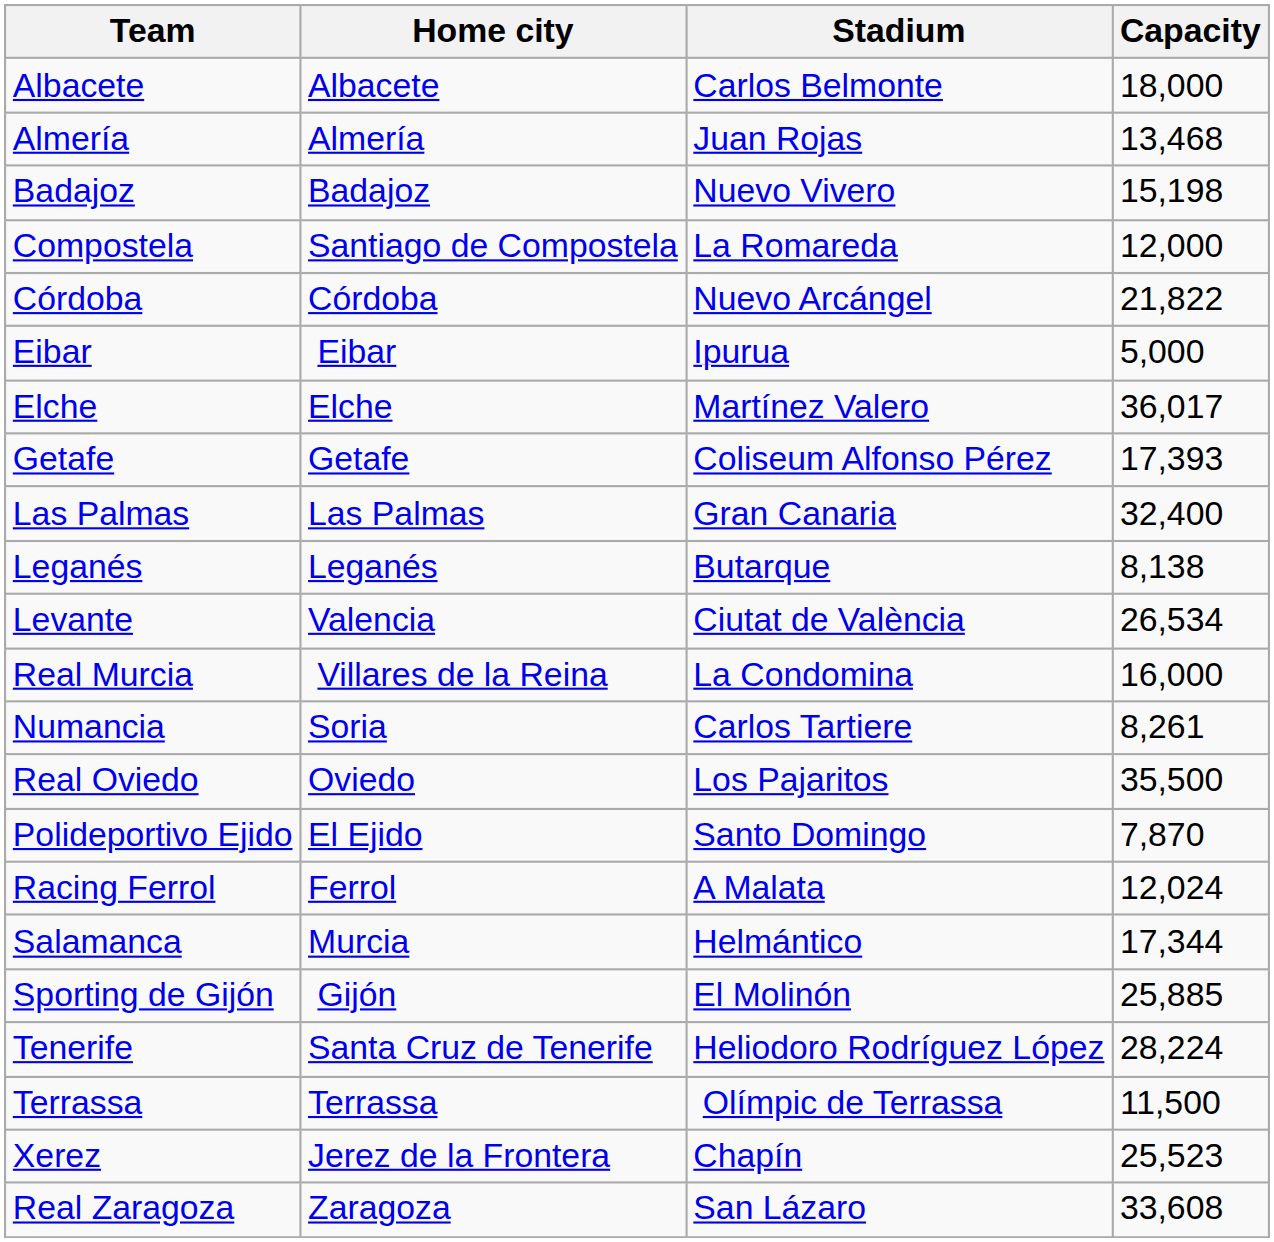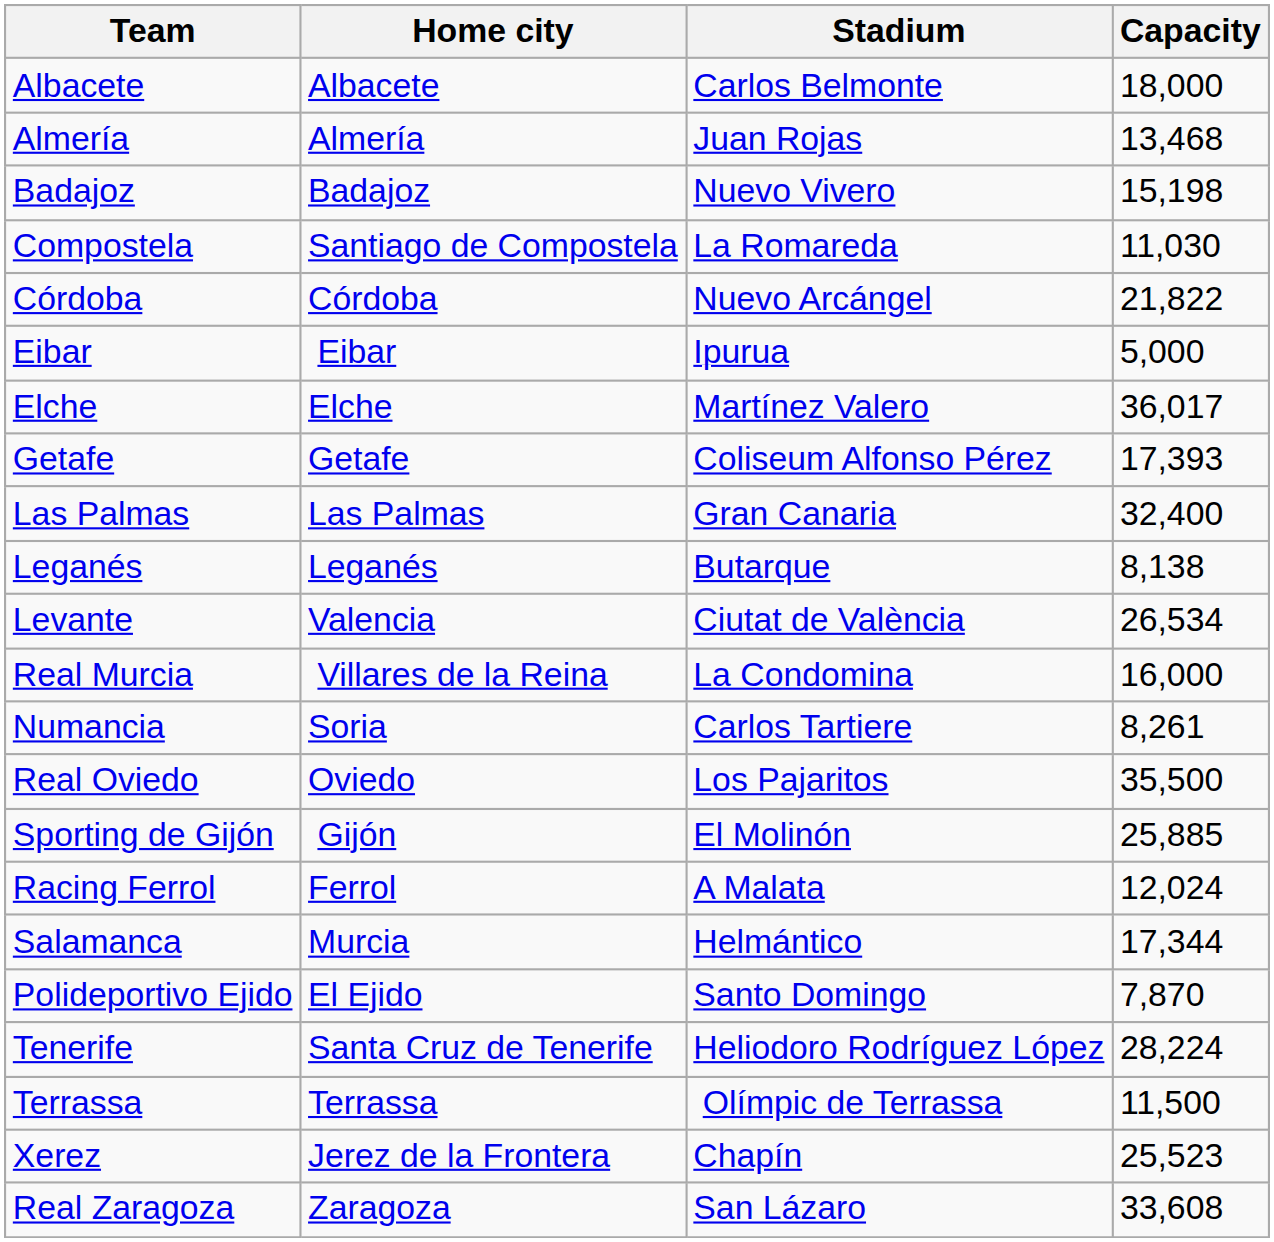(1172, 245) 12,000 -> (1170, 245) 11,030
rows swapped: (153, 834) <-> (143, 995)
